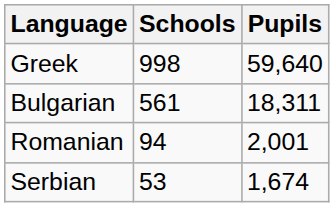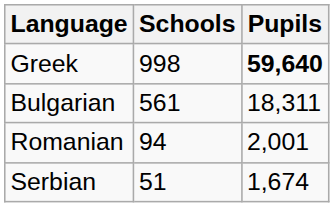(285, 63) normal -> (285, 63) bold
(153, 181) 53 -> (153, 181) 51
